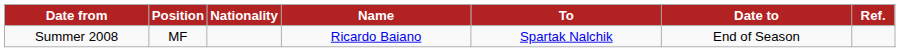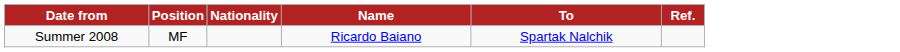- column: (757, 15)
